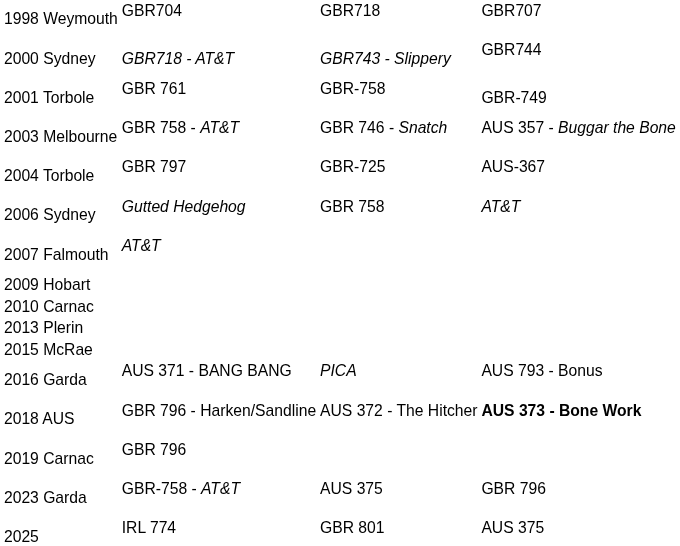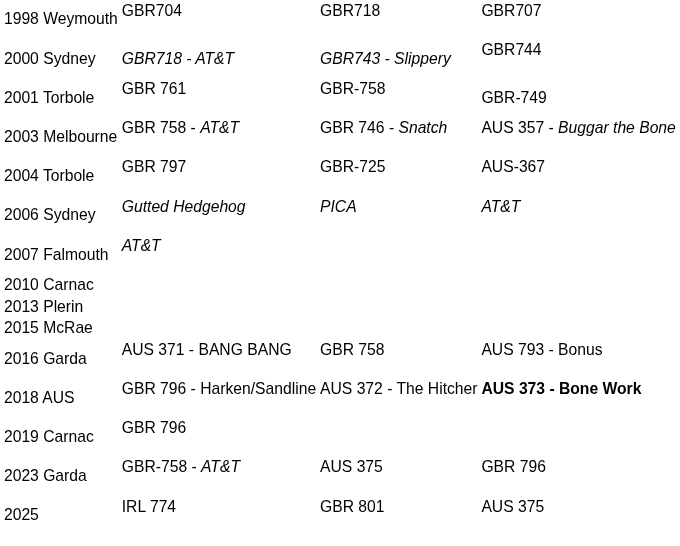(352, 206) GBR 758 -> (338, 206) PICA
- row: (47, 285)
(338, 371) PICA -> (352, 349) GBR 758
